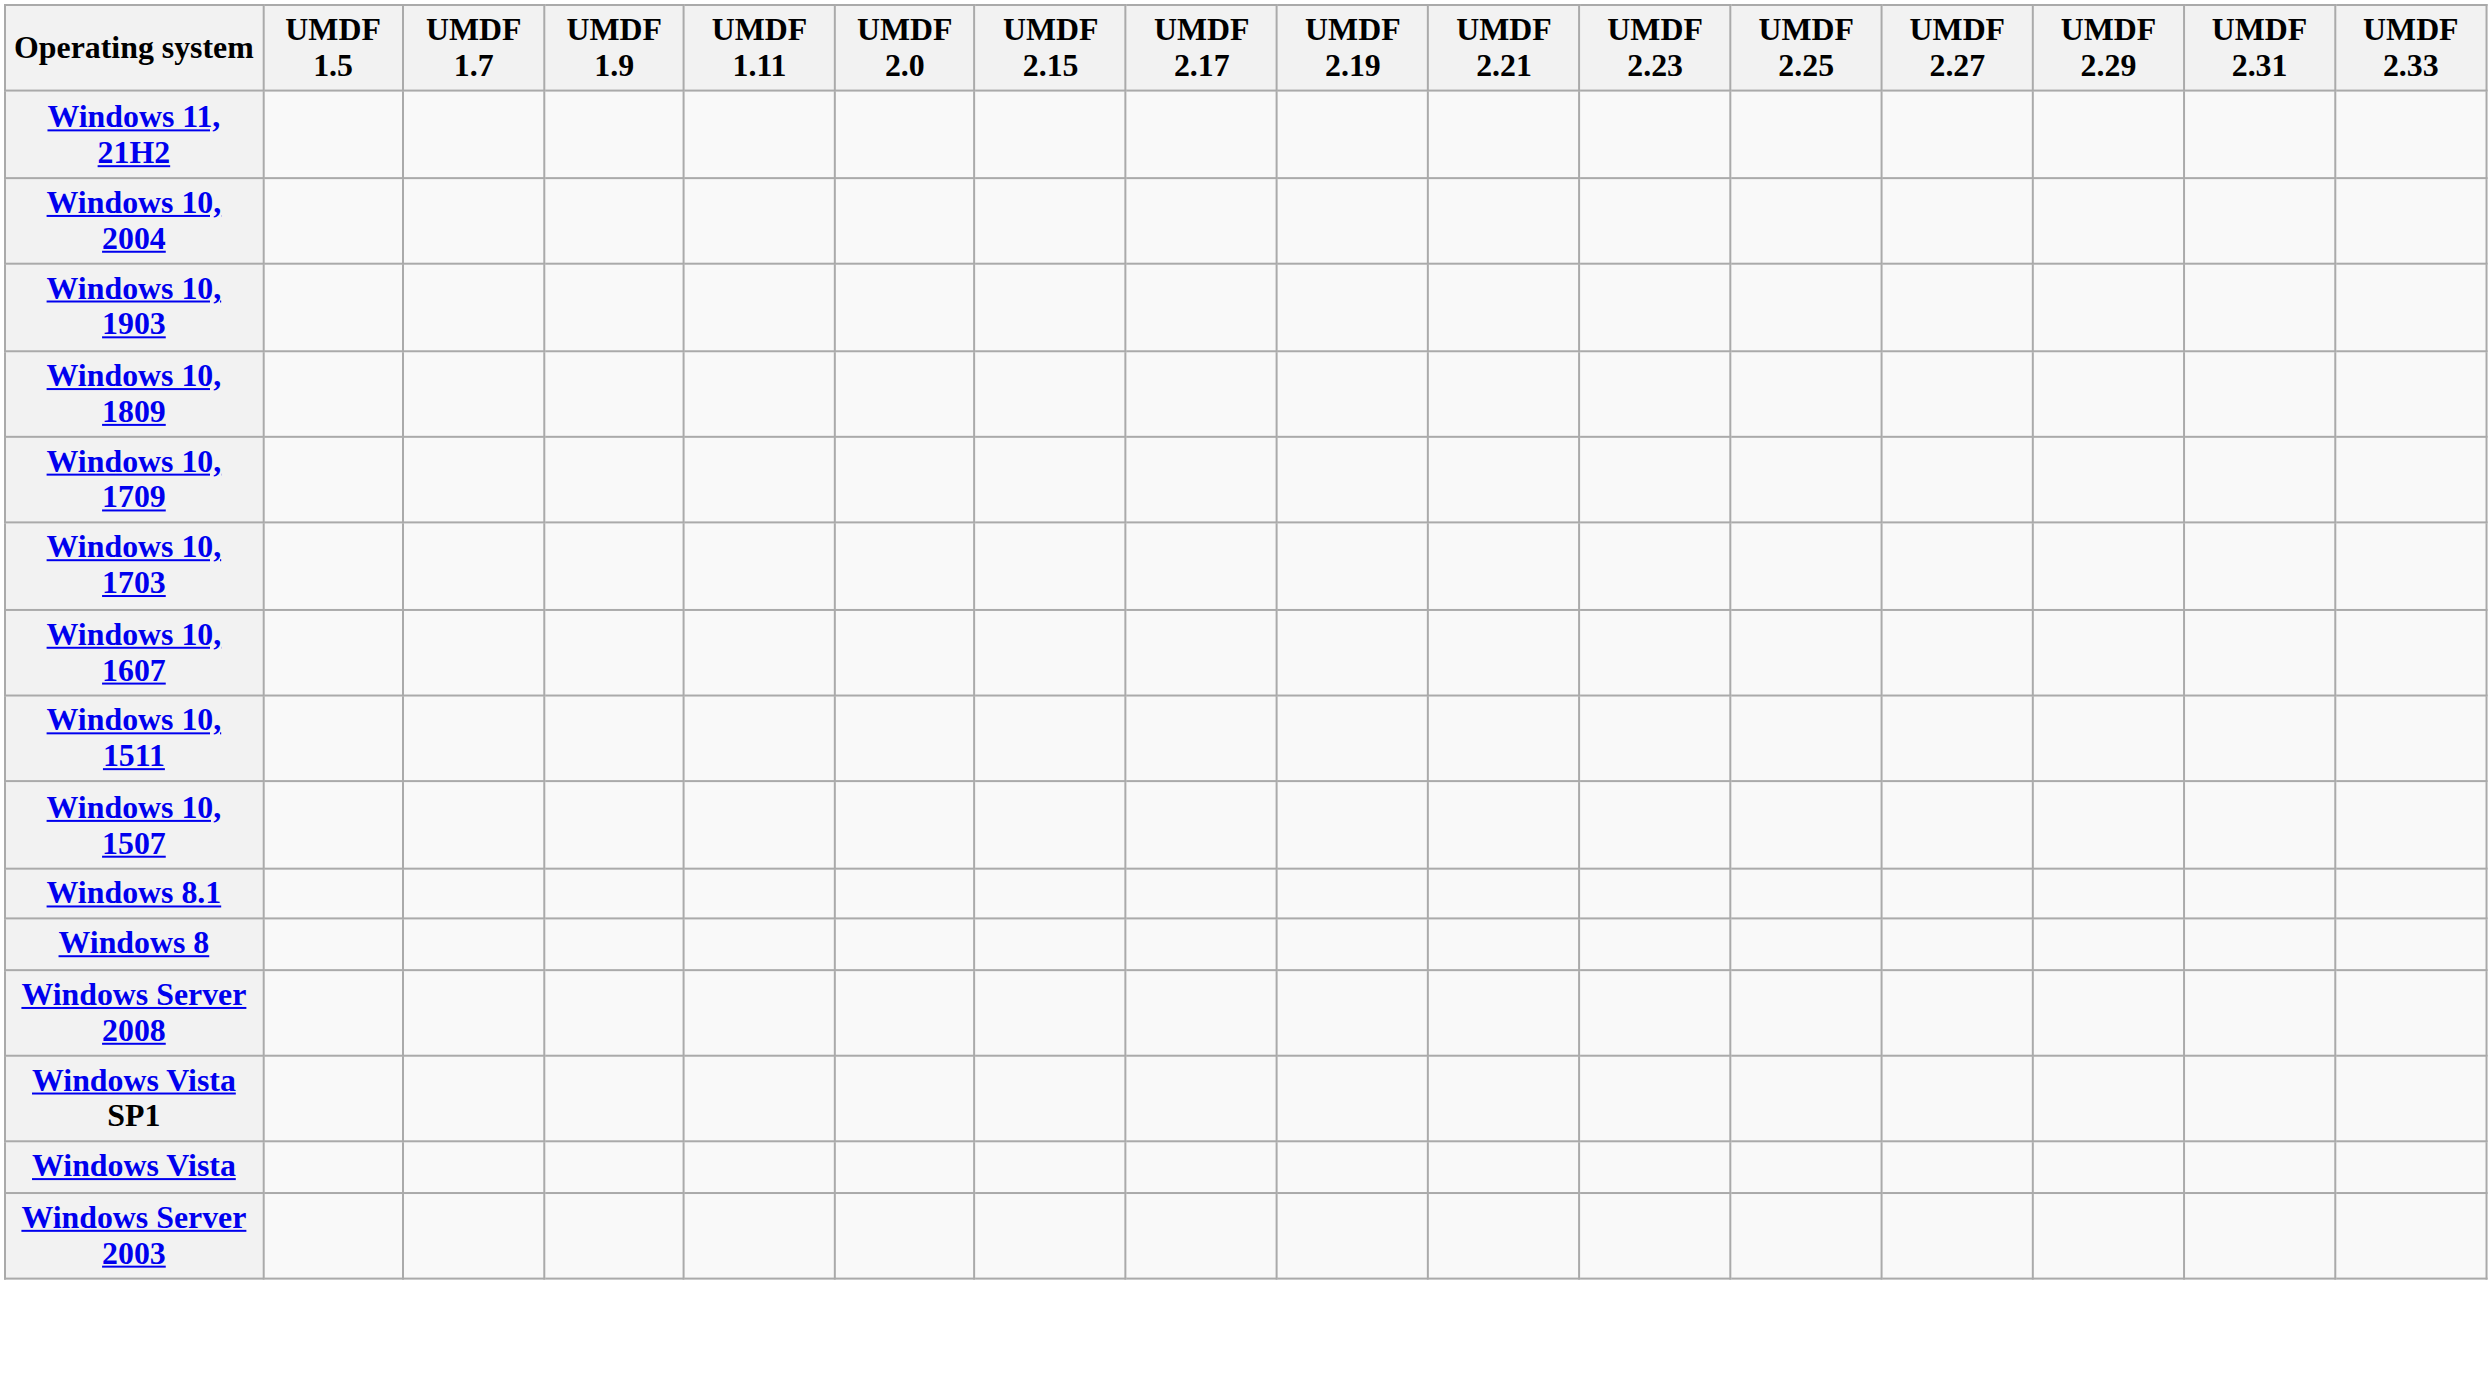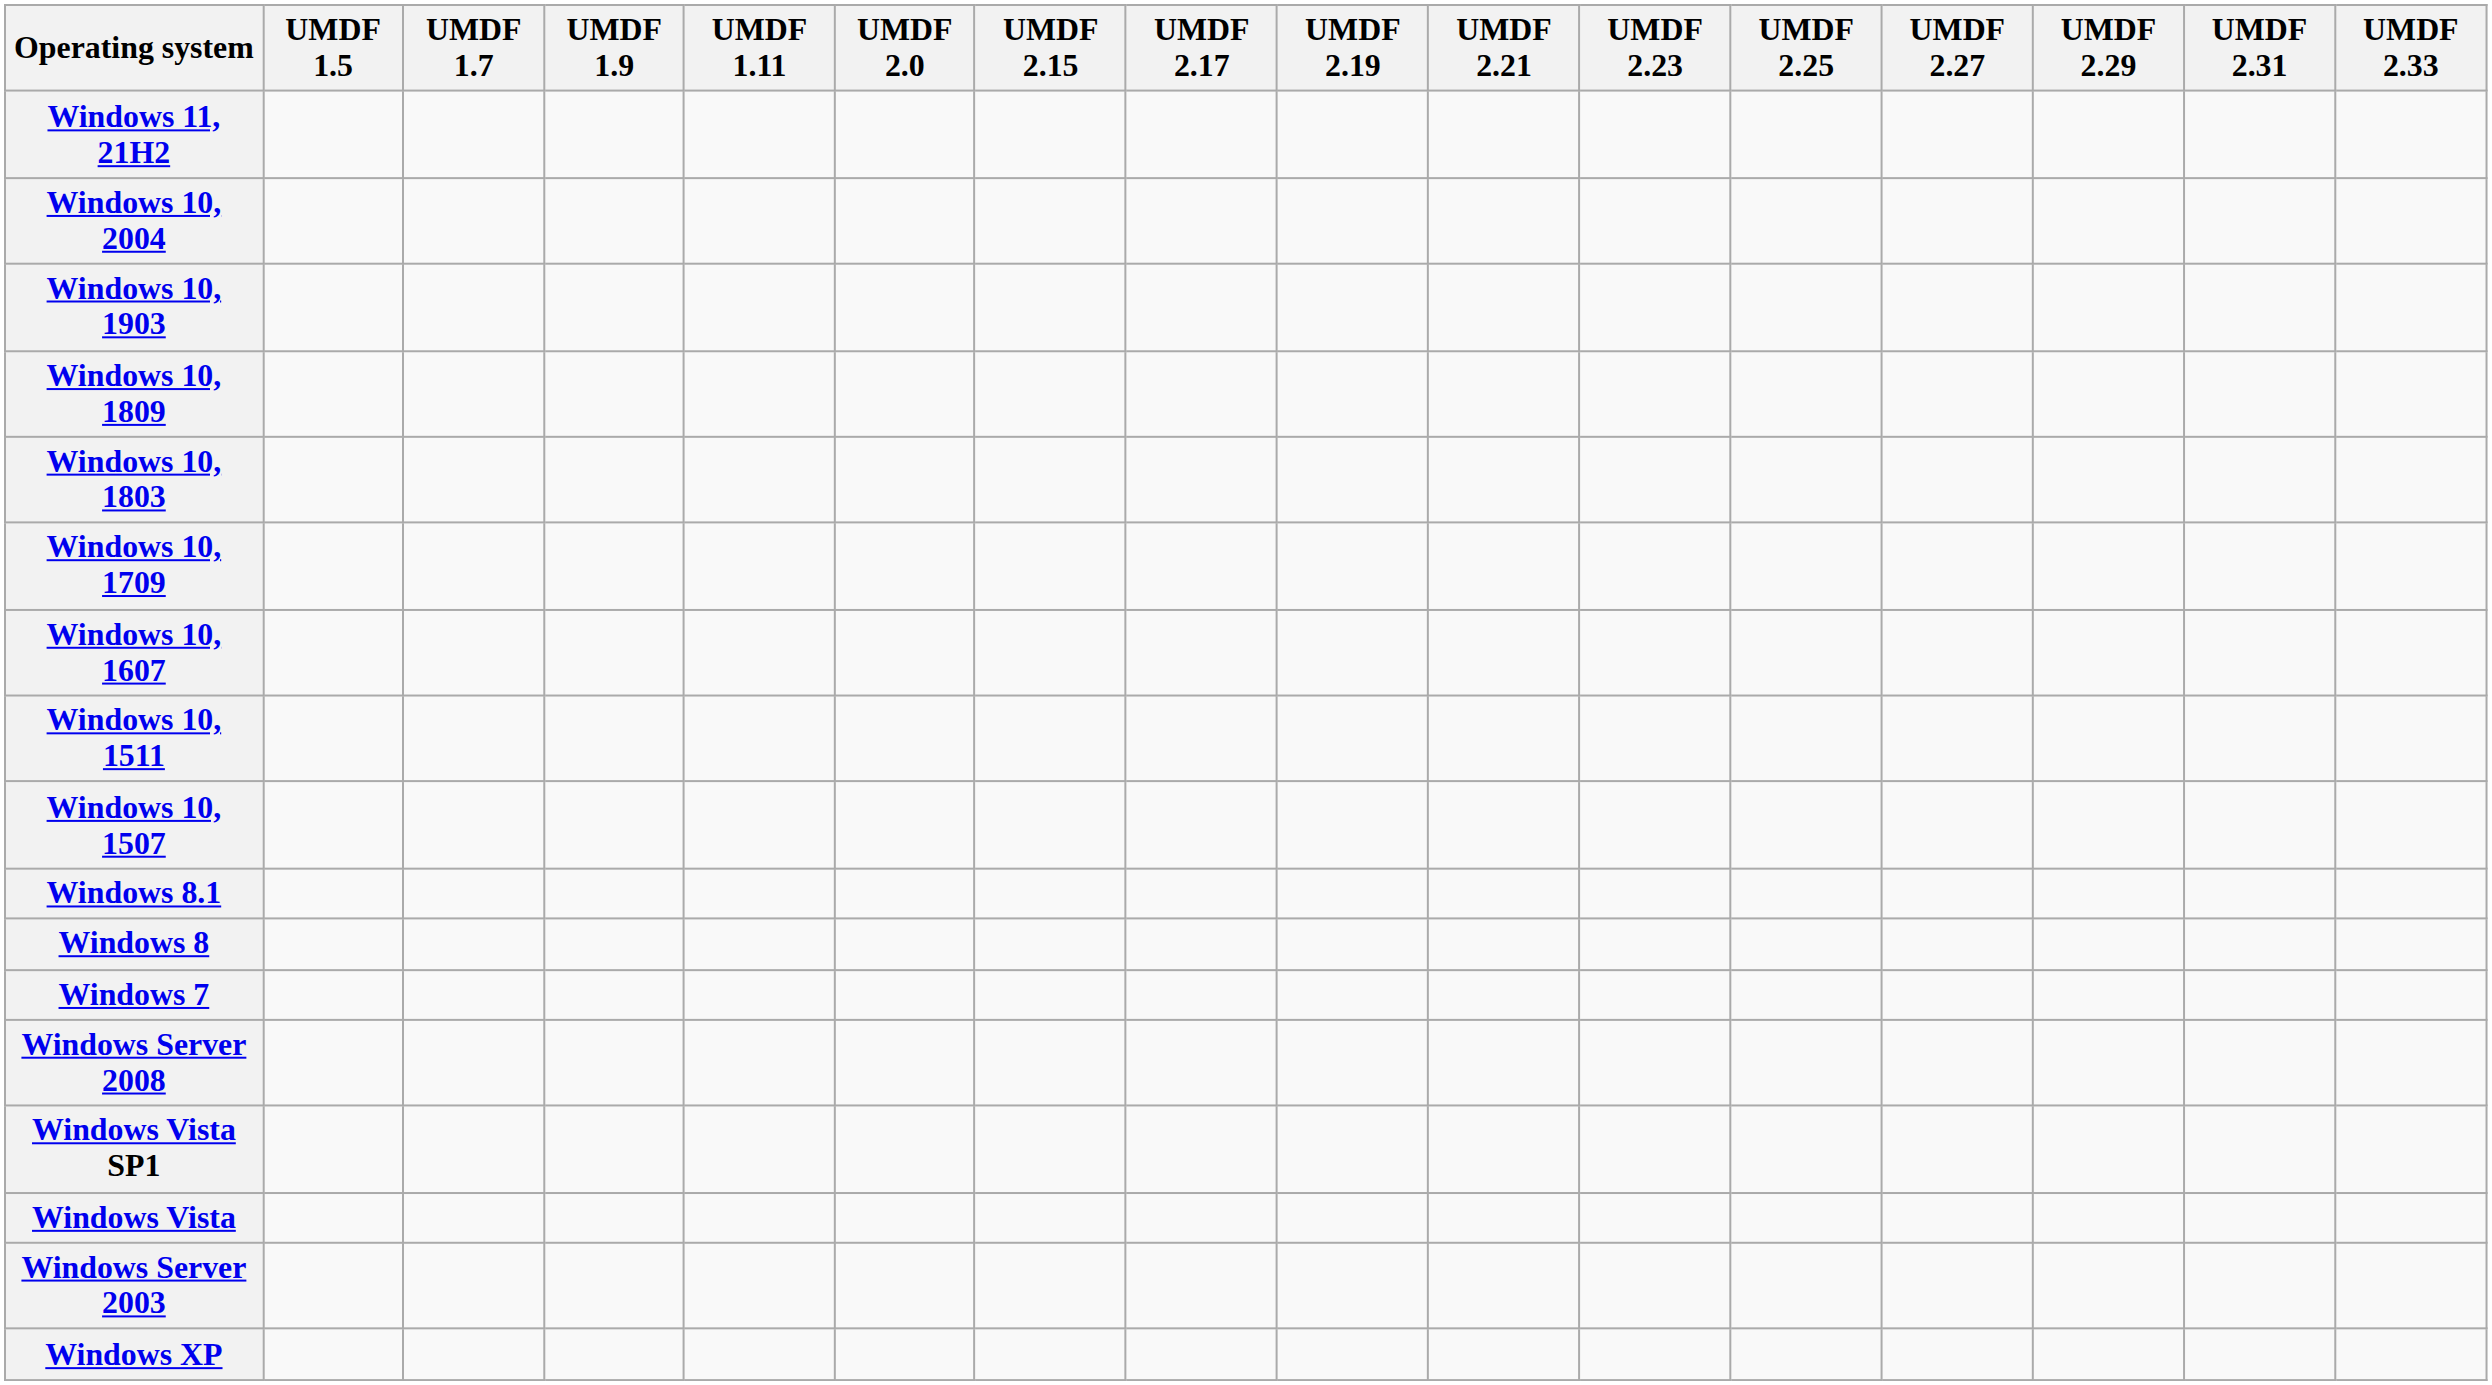+ row: (134, 479)
- row: (134, 565)
+ row: (134, 993)
+ row: (134, 1353)
